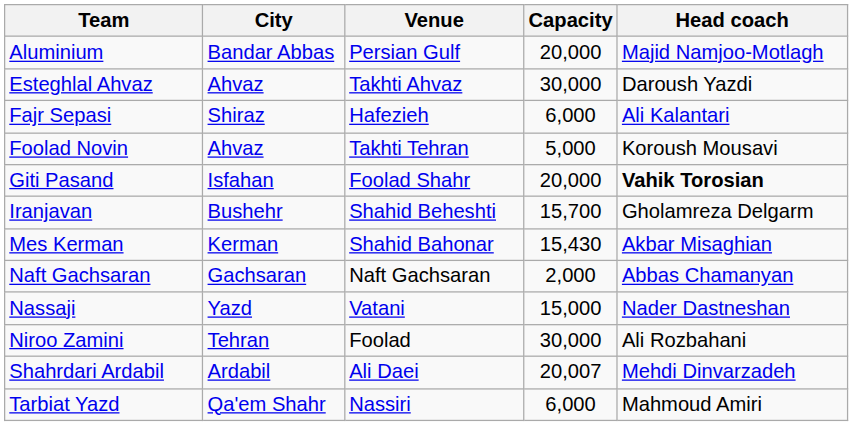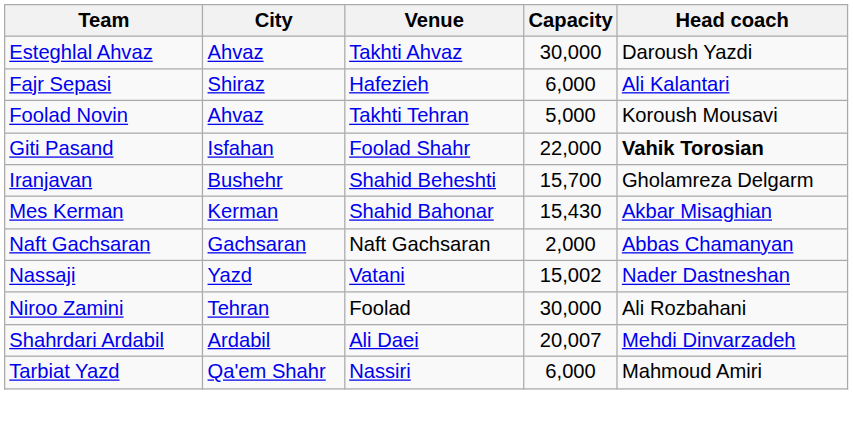- row: (56, 52)
(571, 180) 20,000 -> (571, 148) 22,000
(571, 308) 15,000 -> (571, 276) 15,002
